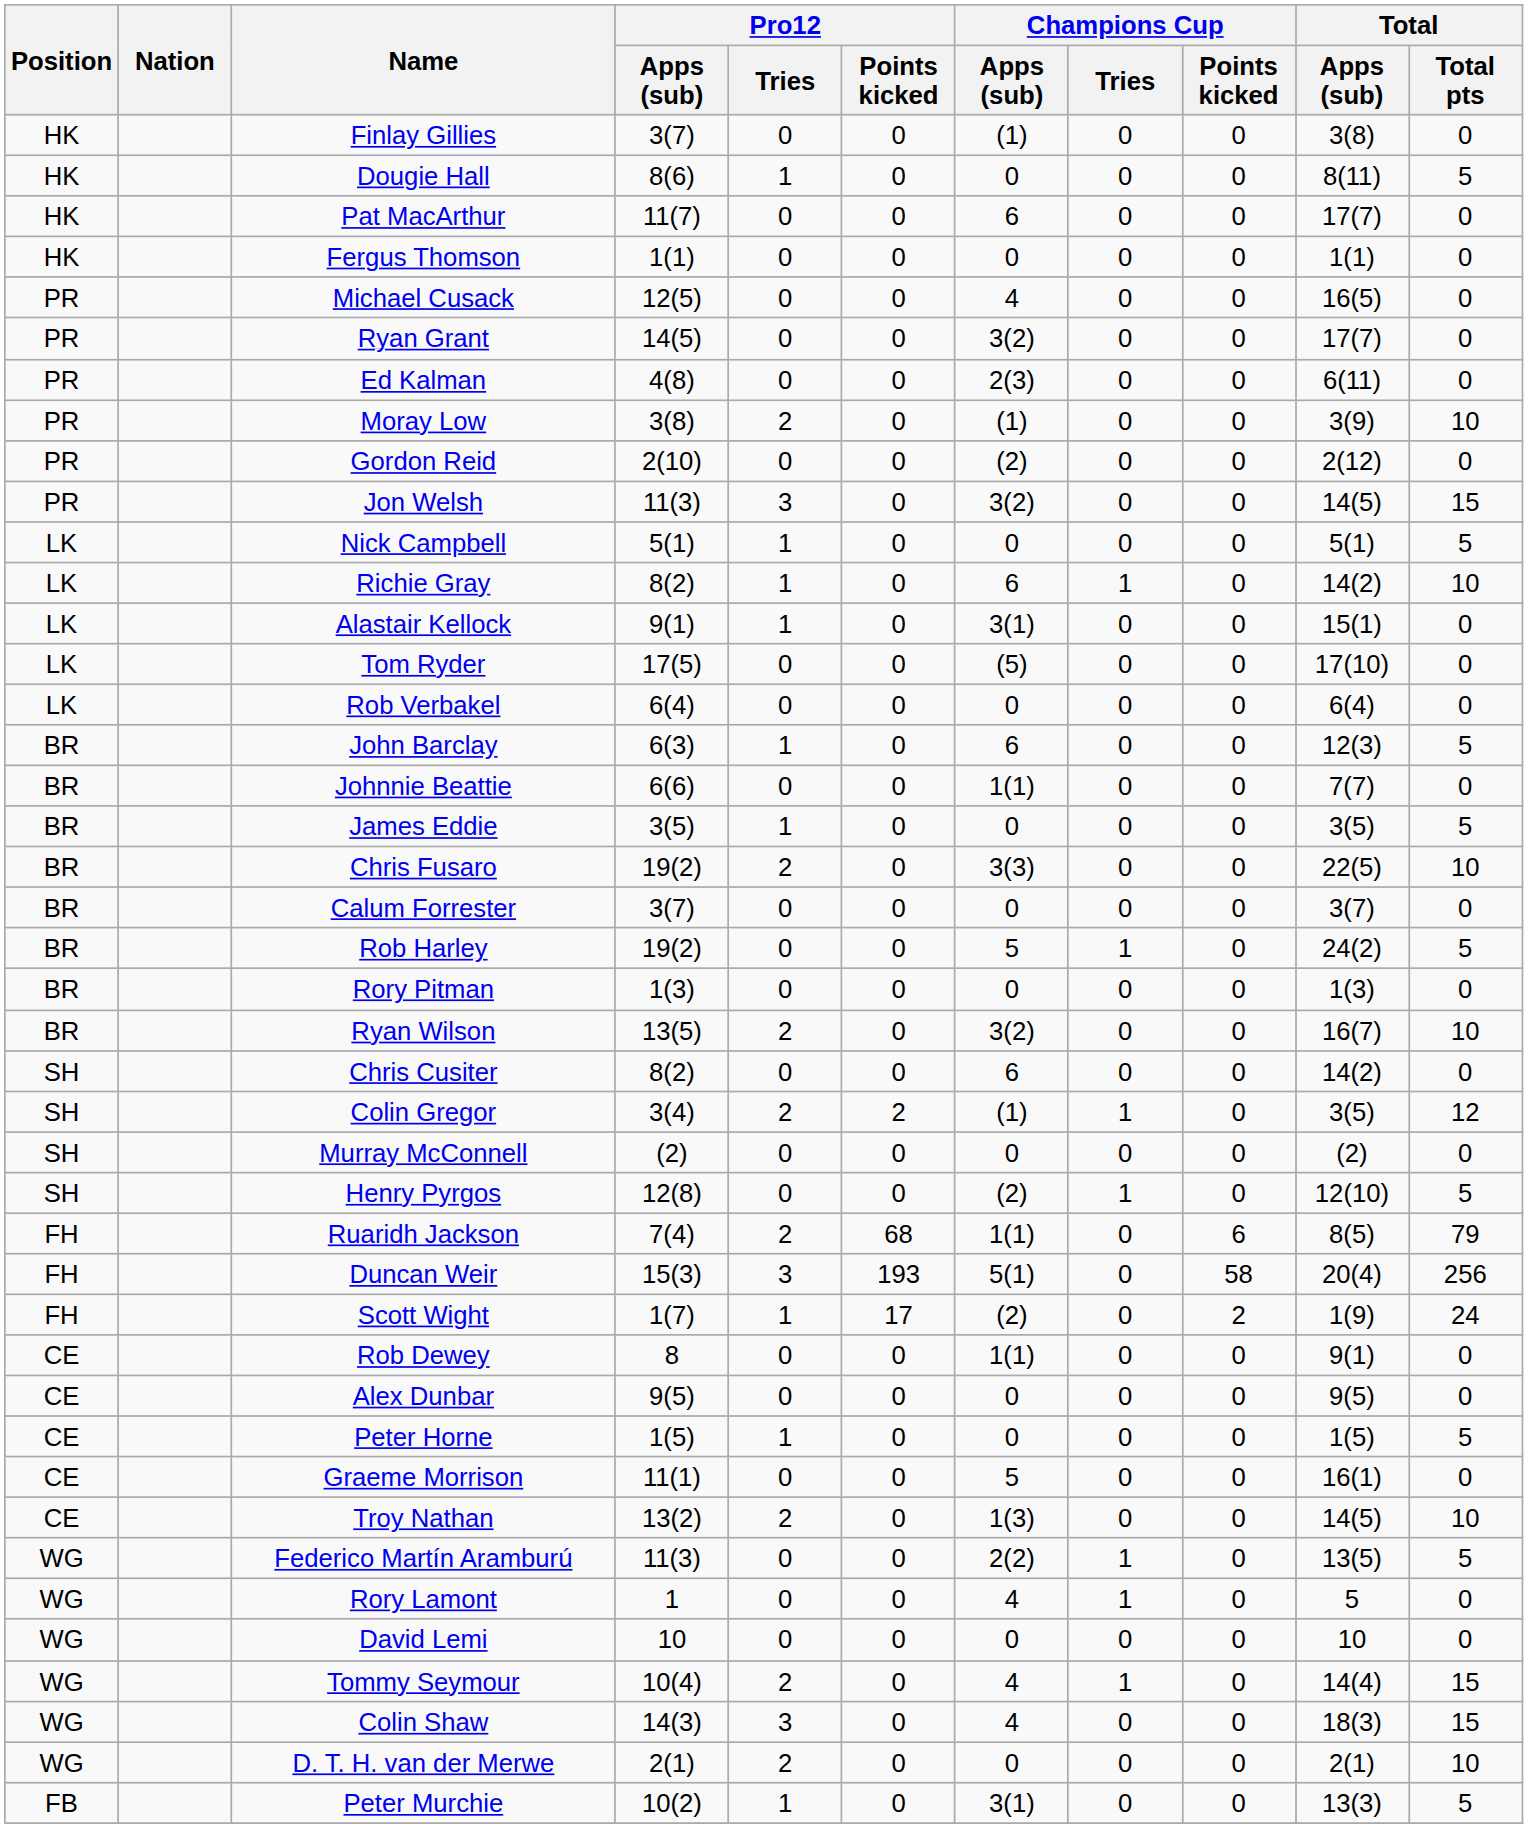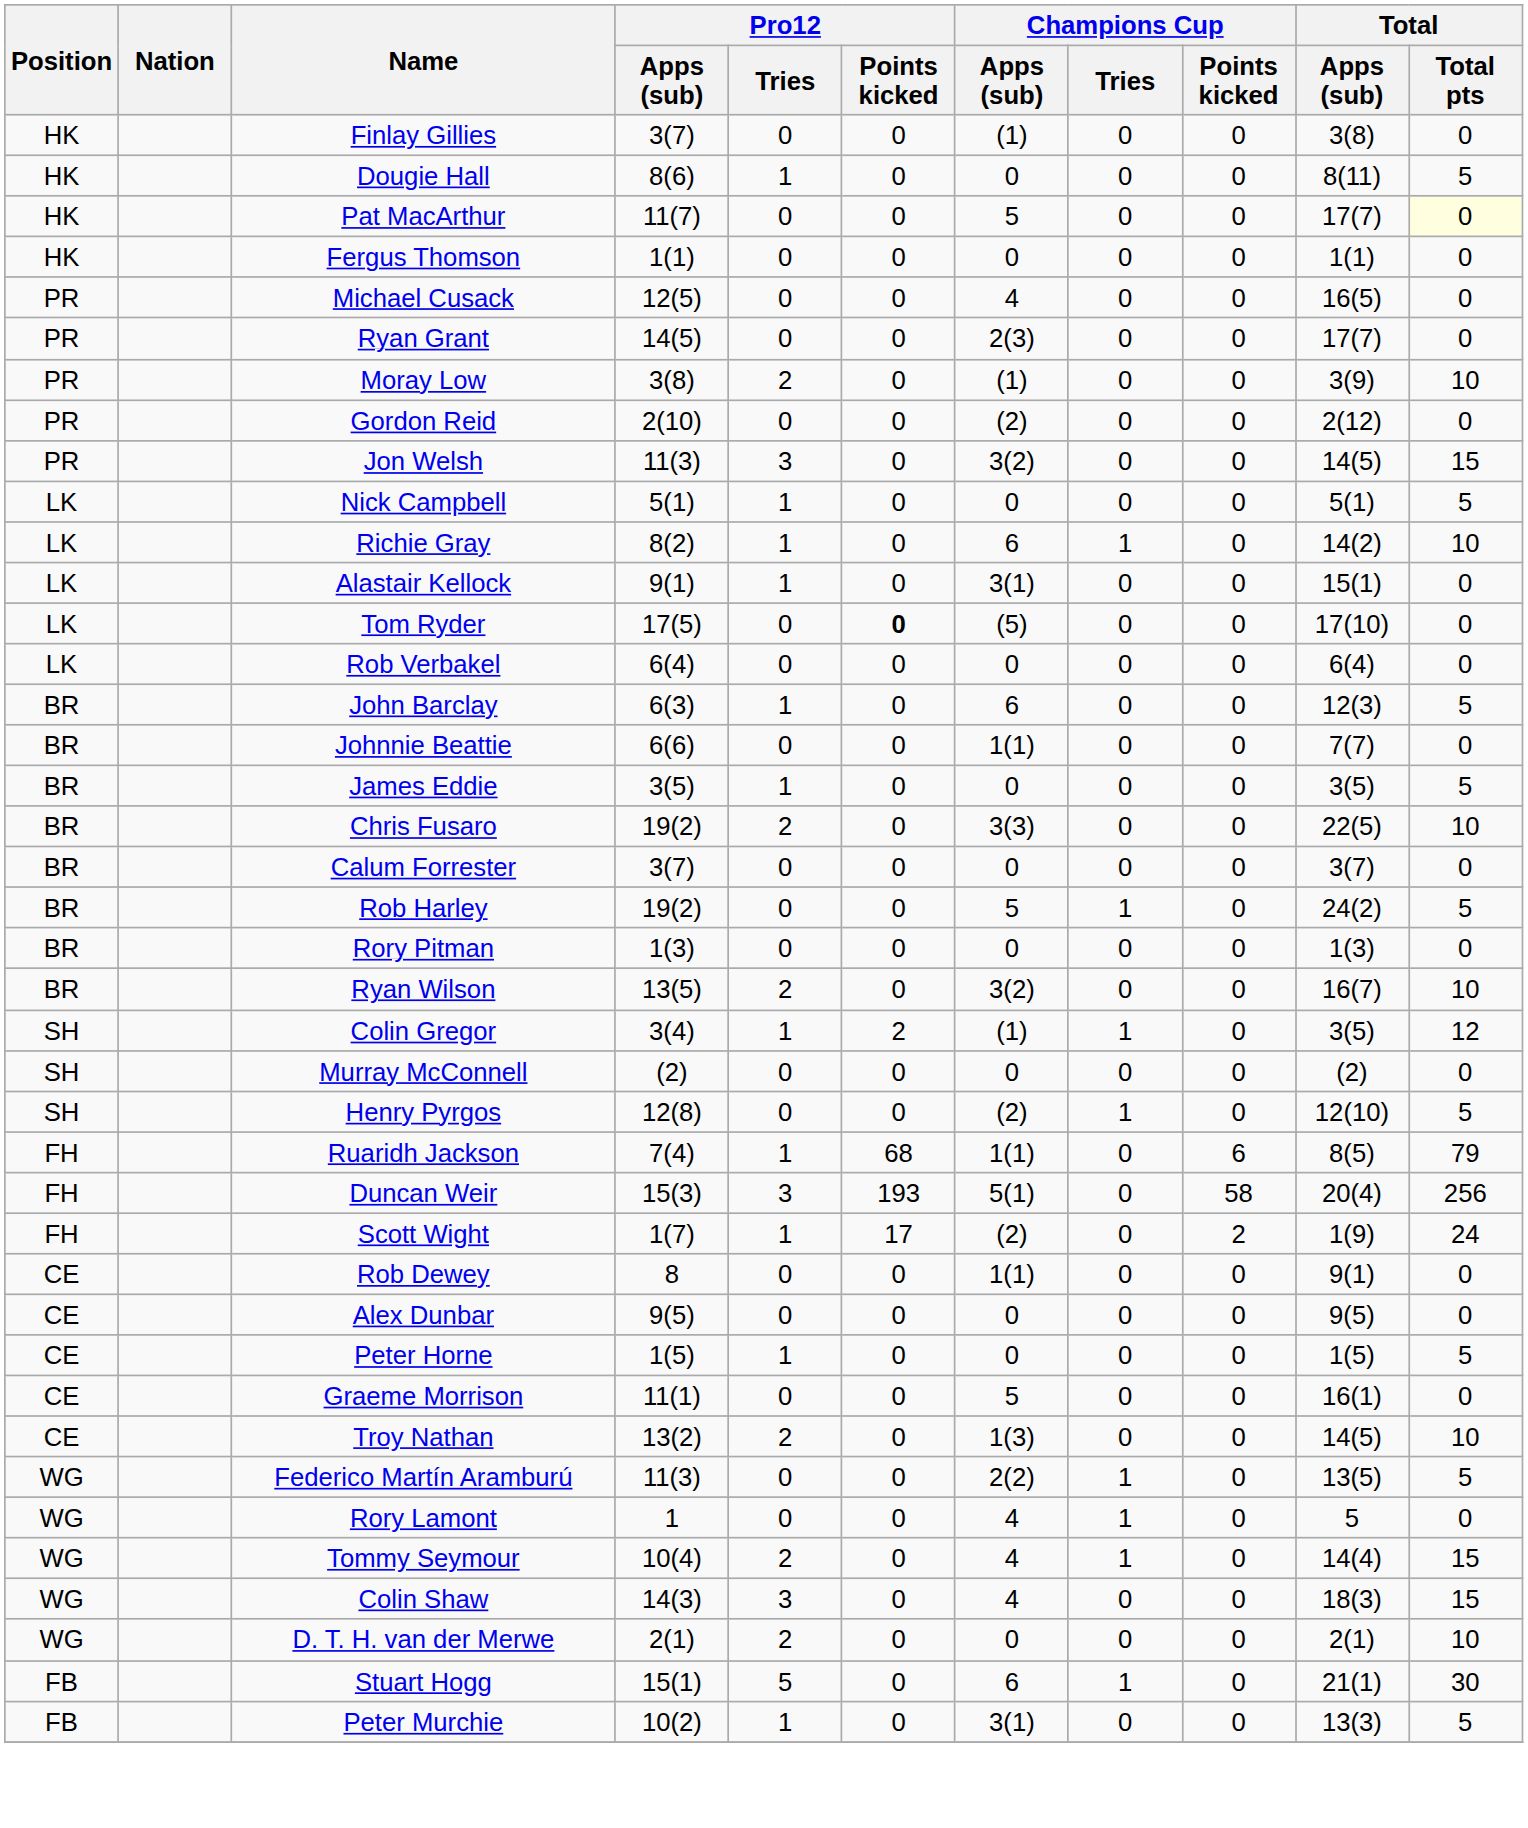(1012, 217) 6 -> (1012, 217) 5
(1465, 217) no background -> (1465, 217) lightyellow background
(1012, 339) 3(2) -> (1012, 339) 2(3)
- row: (423, 379)
(899, 664) normal -> (899, 623) bold
- row: (423, 1071)
(785, 1111) 2 -> (785, 1030) 1
(785, 1233) 2 -> (785, 1152) 1
- row: (423, 1640)
+ row: (423, 1681)
